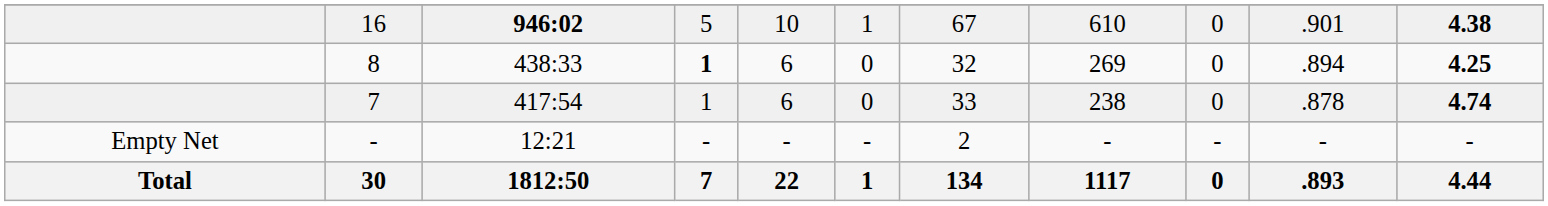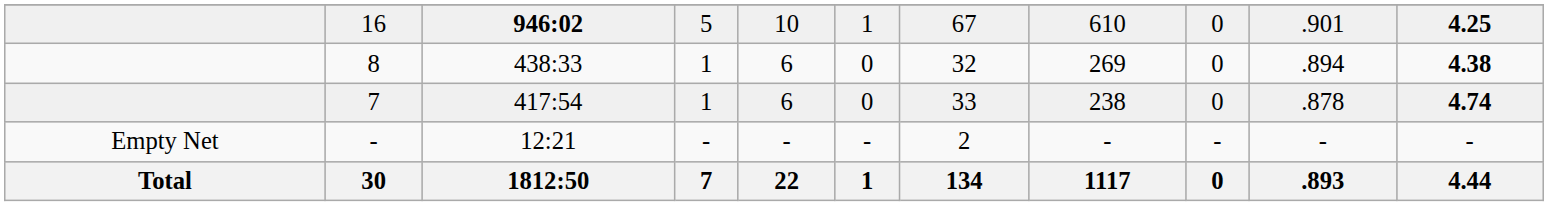(1470, 24) 4.38 -> (1470, 24) 4.25
(706, 63) bold -> (706, 63) normal
(1470, 63) 4.25 -> (1470, 63) 4.38
